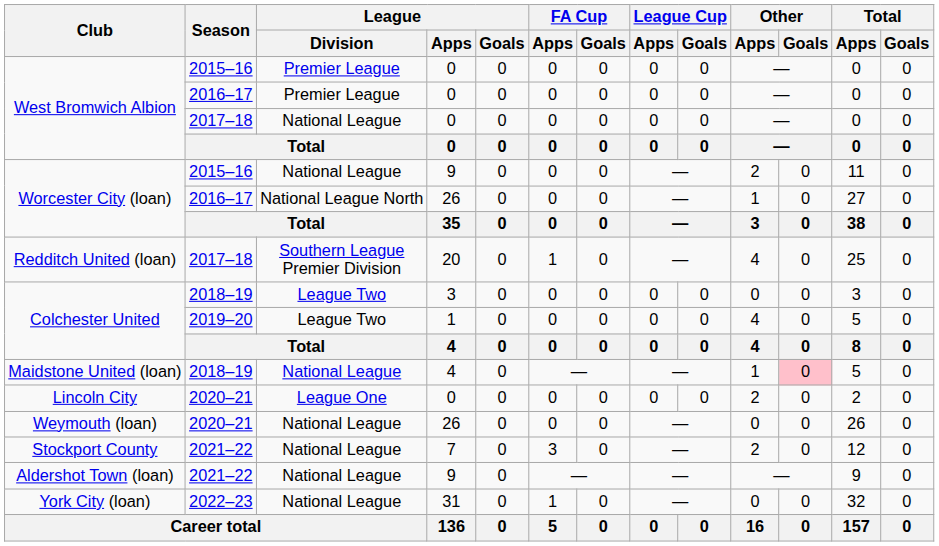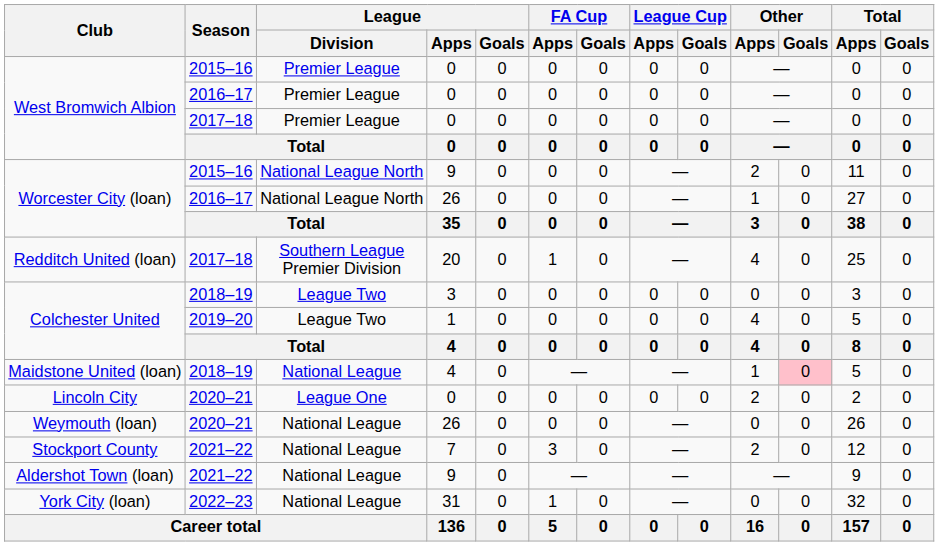(342, 120) National League -> (342, 120) Premier League
(342, 172) National League -> (342, 172) National League North
